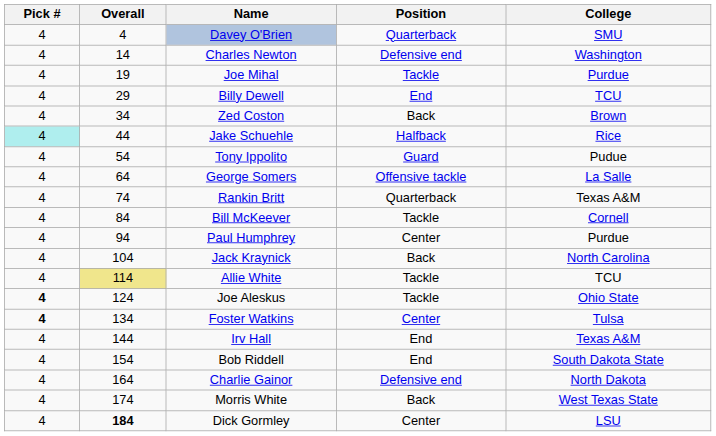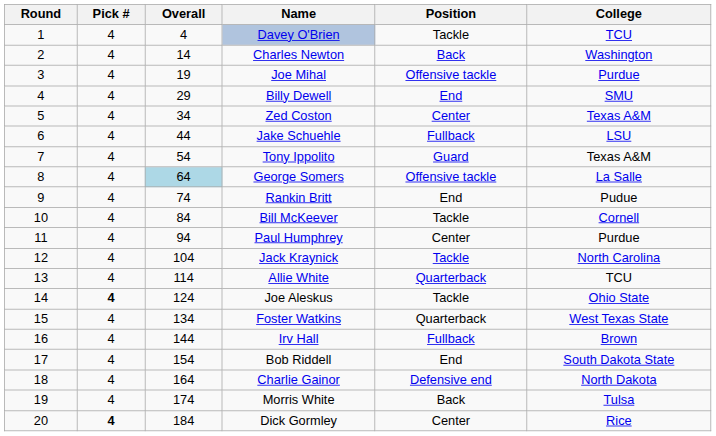+ column: (41, 14)
(421, 34) Quarterback -> (451, 34) Tackle
(608, 34) SMU -> (619, 34) TCU
(421, 55) Defensive end -> (451, 55) Back
(421, 75) Tackle -> (451, 75) Offensive tackle
(608, 95) TCU -> (619, 95) SMU
(421, 116) Back -> (451, 116) Center
(608, 116) Brown -> (619, 116) Texas A&M
(42, 136) paleturquoise background -> (111, 136) no background
(421, 136) Halfback -> (451, 136) Fullback
(608, 136) Rice -> (619, 136) LSU
(608, 156) Pudue -> (619, 156) Texas A&M
(123, 177) no background -> (184, 177) lightblue background
(421, 197) Quarterback -> (451, 197) End
(608, 197) Texas A&M -> (619, 197) Pudue
(421, 258) Back -> (451, 258) Tackle
(123, 278) khaki background -> (184, 278) no background
(421, 278) Tackle -> (451, 278) Quarterback
(42, 319) bold -> (111, 319) normal
(421, 319) Center -> (451, 319) Quarterback
(608, 319) Tulsa -> (619, 319) West Texas State
(421, 339) End -> (451, 339) Fullback
(608, 339) Texas A&M -> (619, 339) Brown
(608, 400) West Texas State -> (619, 400) Tulsa
(42, 420) normal -> (111, 420) bold
(123, 420) bold -> (184, 420) normal
(608, 420) LSU -> (619, 420) Rice
